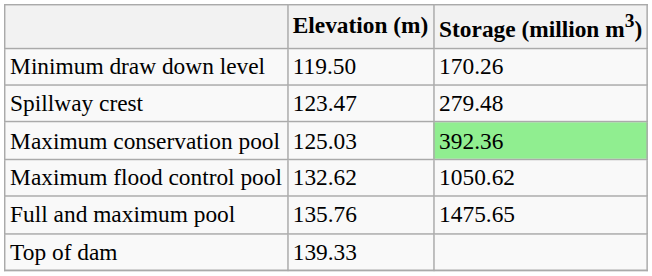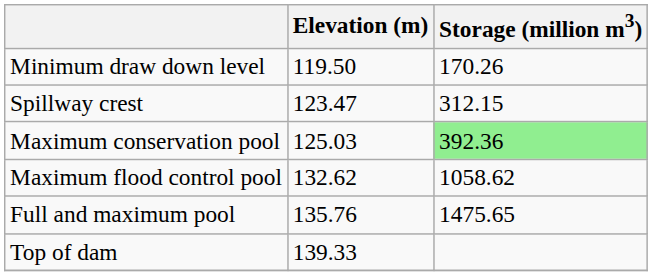(471, 103) 279.48 -> (471, 103) 312.15
(477, 177) 1050.62 -> (477, 177) 1058.62
